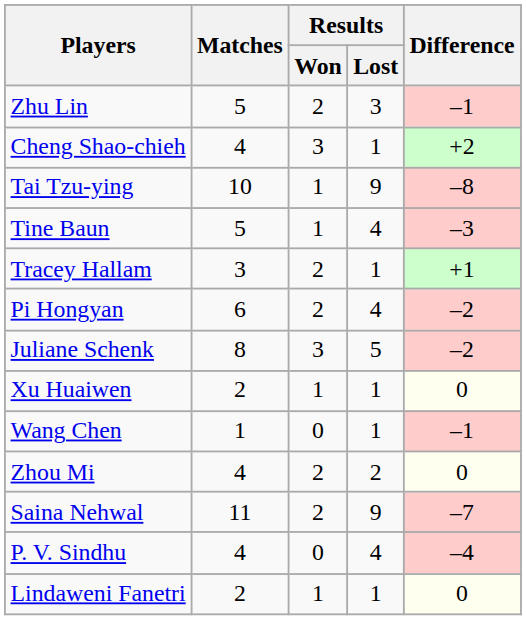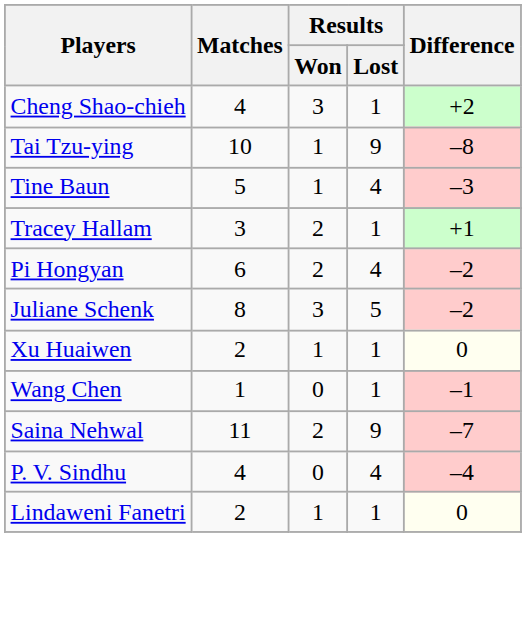- row: (49, 106)
- row: (53, 471)
